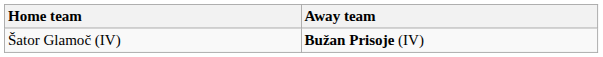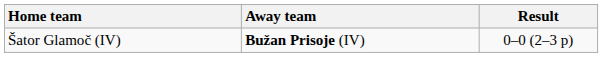+ column: (538, 16)
